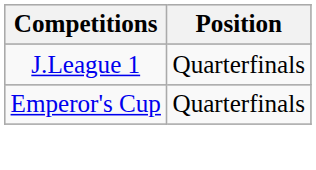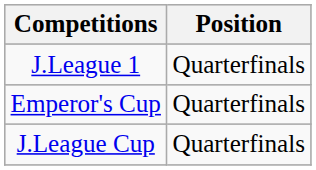+ row: (86, 143)
